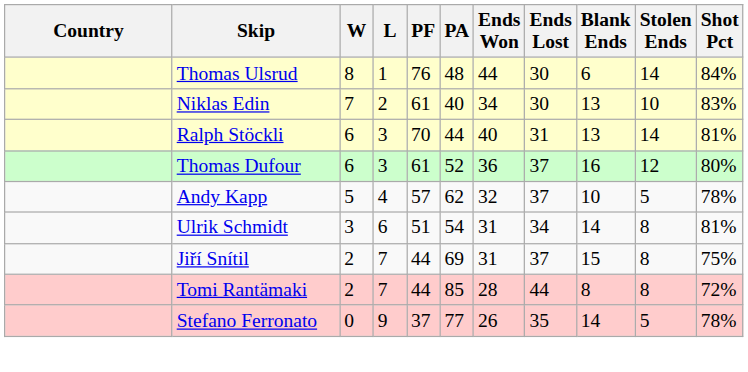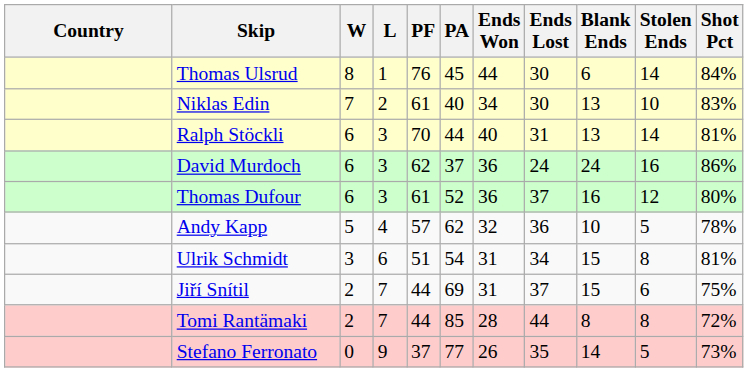(454, 72) 48 -> (454, 72) 45
+ row: (239, 165)
(539, 196) 37 -> (539, 227) 36
(590, 227) 14 -> (590, 258) 15
(645, 258) 8 -> (645, 289) 6
(719, 320) 78% -> (719, 351) 73%
